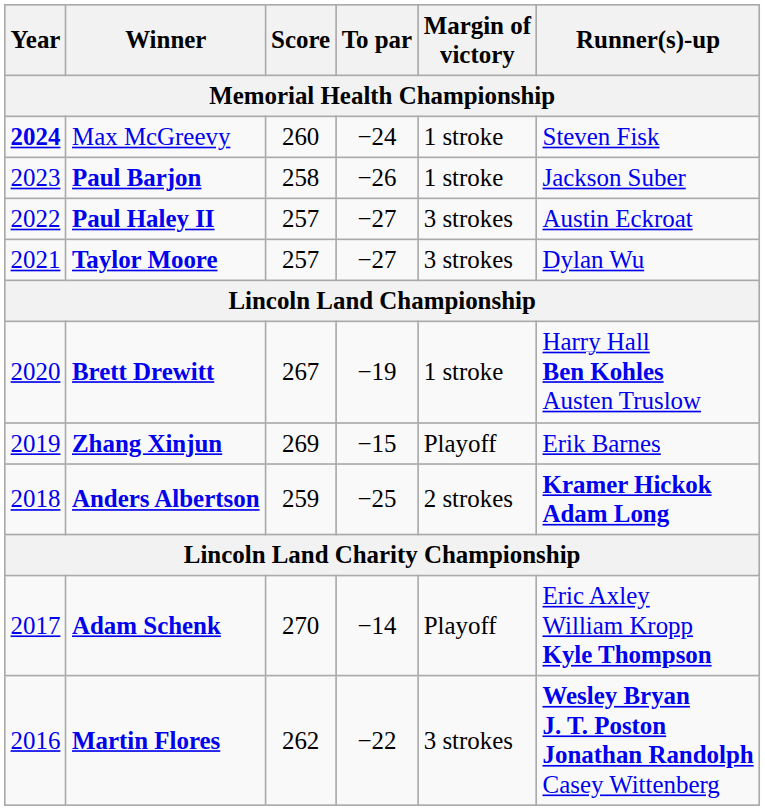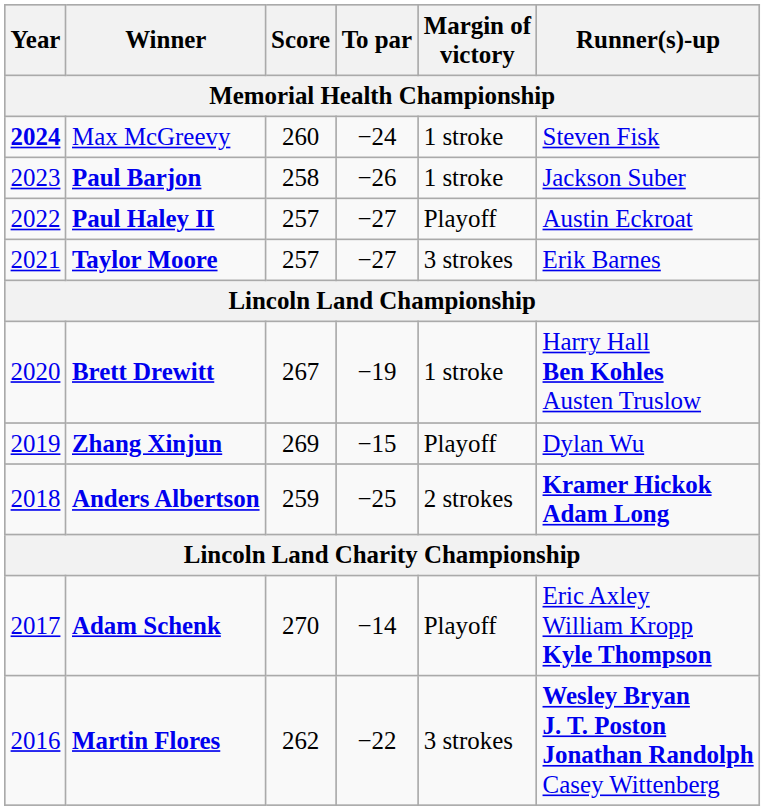(468, 219) 3 strokes -> (460, 219) Playoff
(593, 260) Dylan Wu -> (602, 260) Erik Barnes
(602, 442) Erik Barnes -> (593, 442) Dylan Wu
